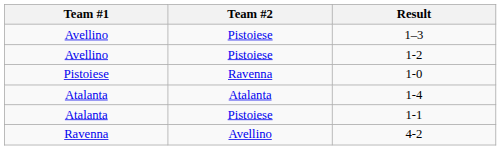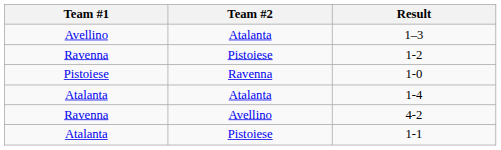(250, 34) Pistoiese -> (250, 34) Atalanta
(86, 54) Avellino -> (86, 54) Ravenna
rows swapped: (414, 114) <-> (414, 134)
